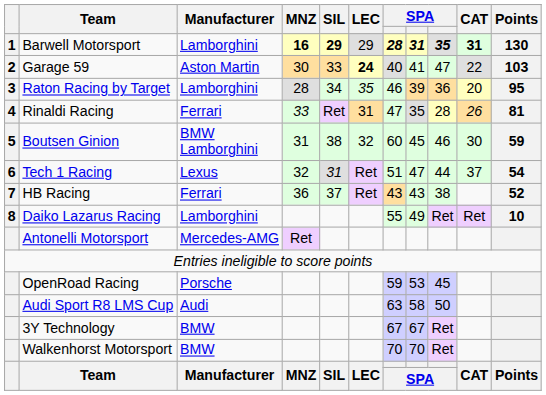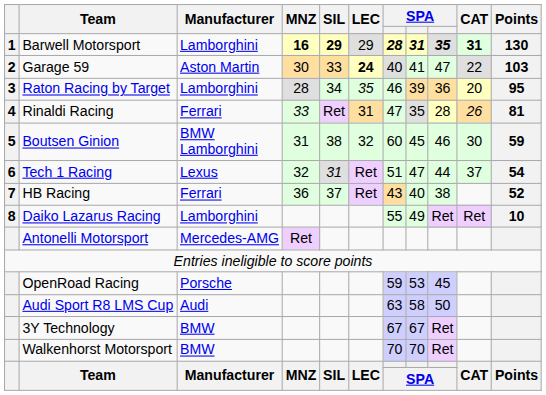(417, 194) 43 -> (417, 194) 40
